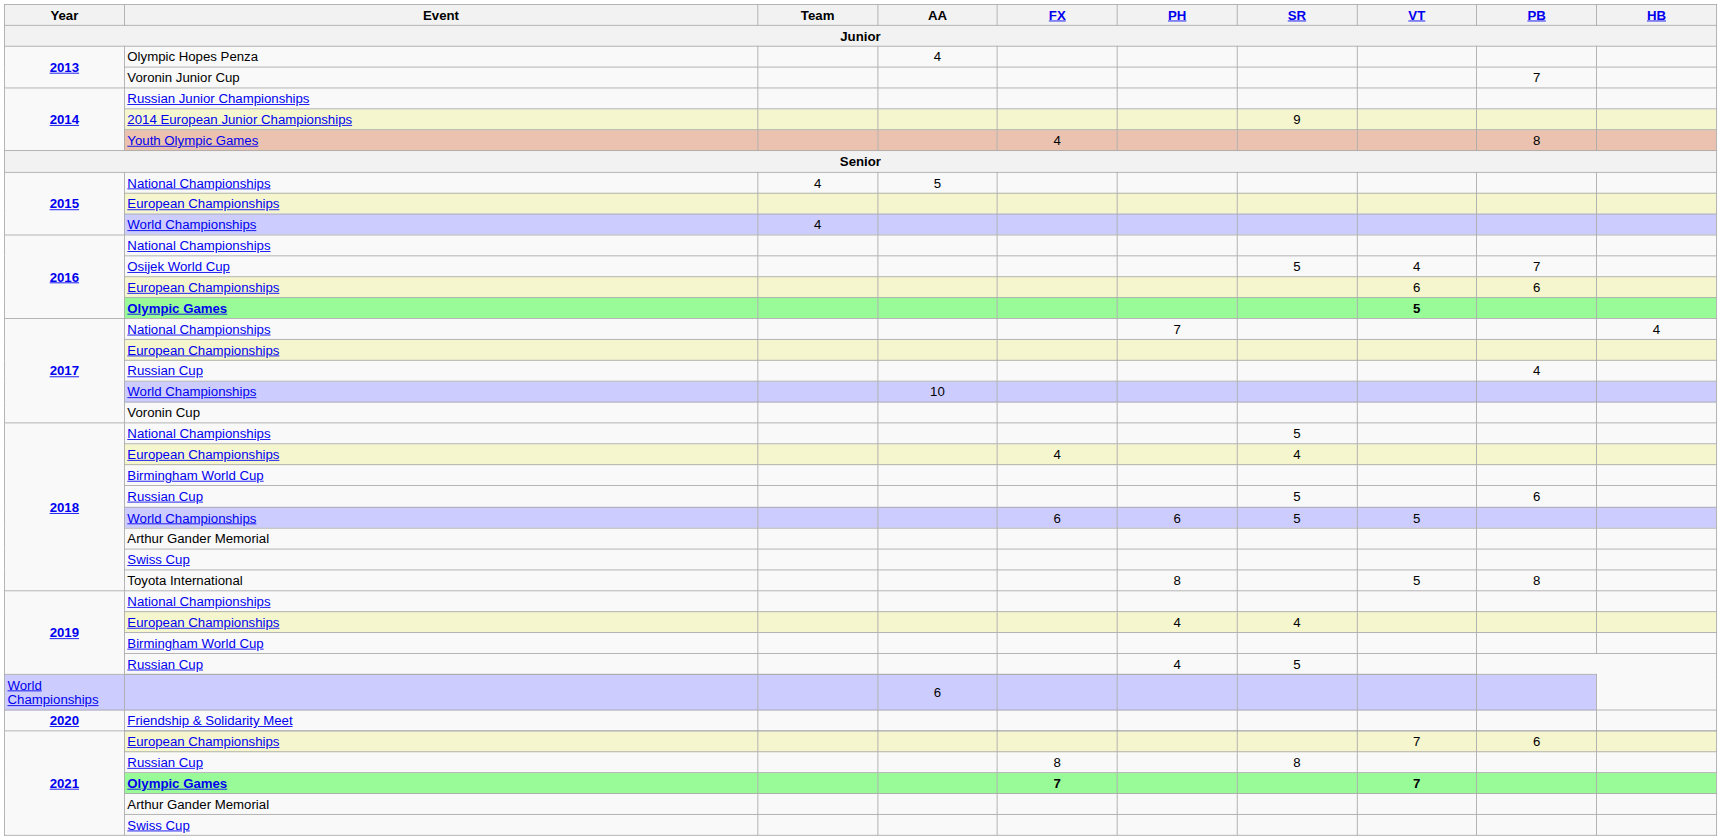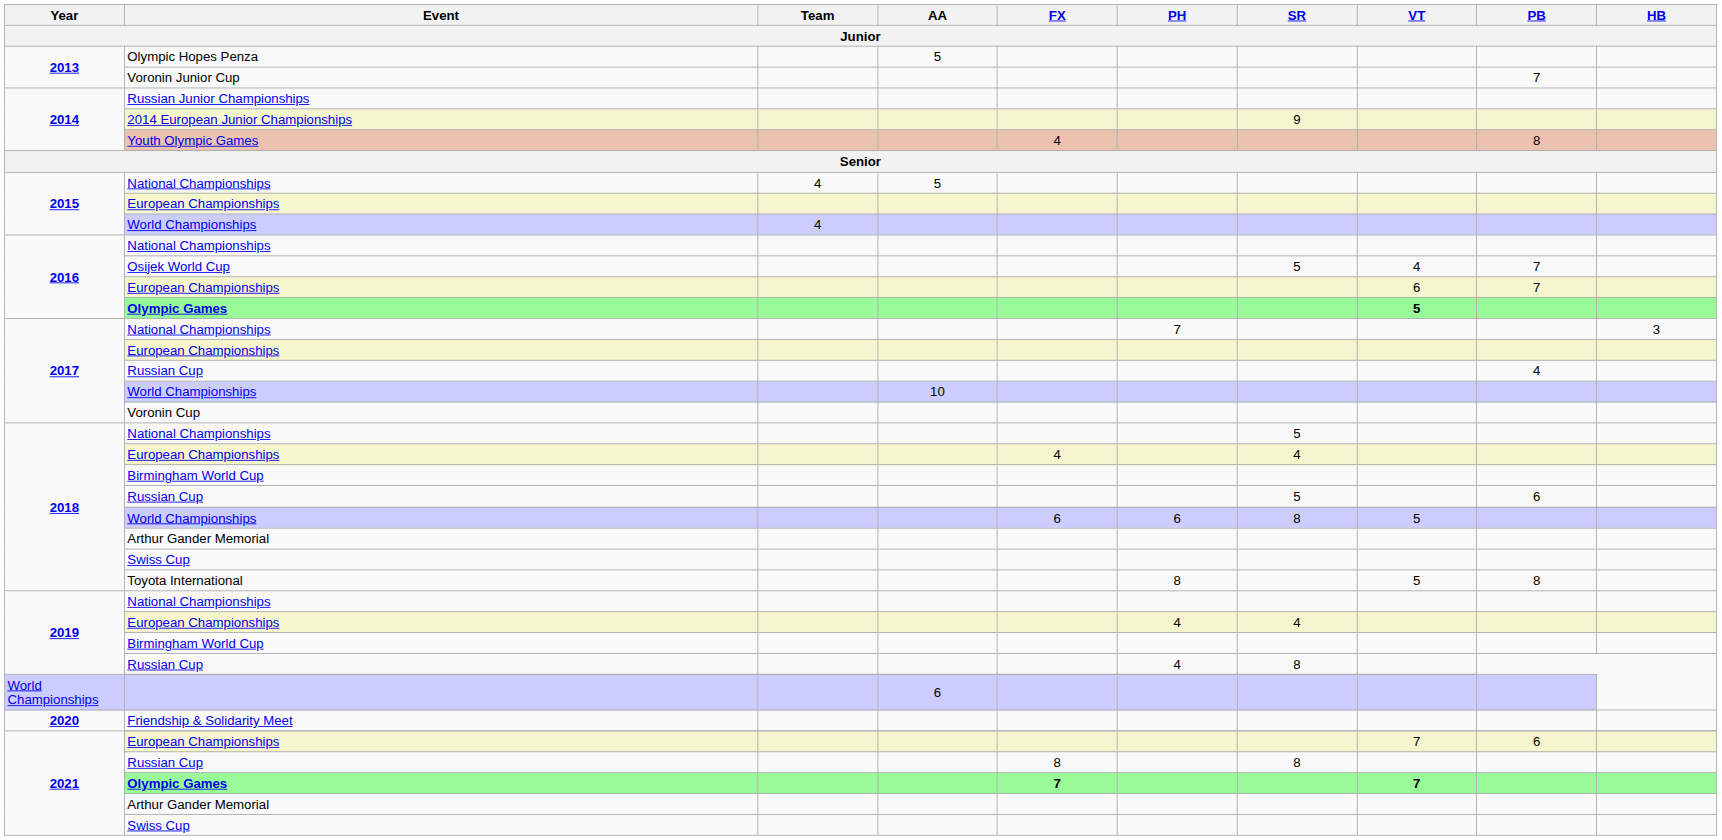(937, 57) 4 -> (937, 57) 5
(1537, 287) 6 -> (1537, 287) 7
(1656, 329) 4 -> (1656, 329) 3
(1297, 518) 5 -> (1297, 518) 8
(1297, 664) 5 -> (1297, 664) 8
